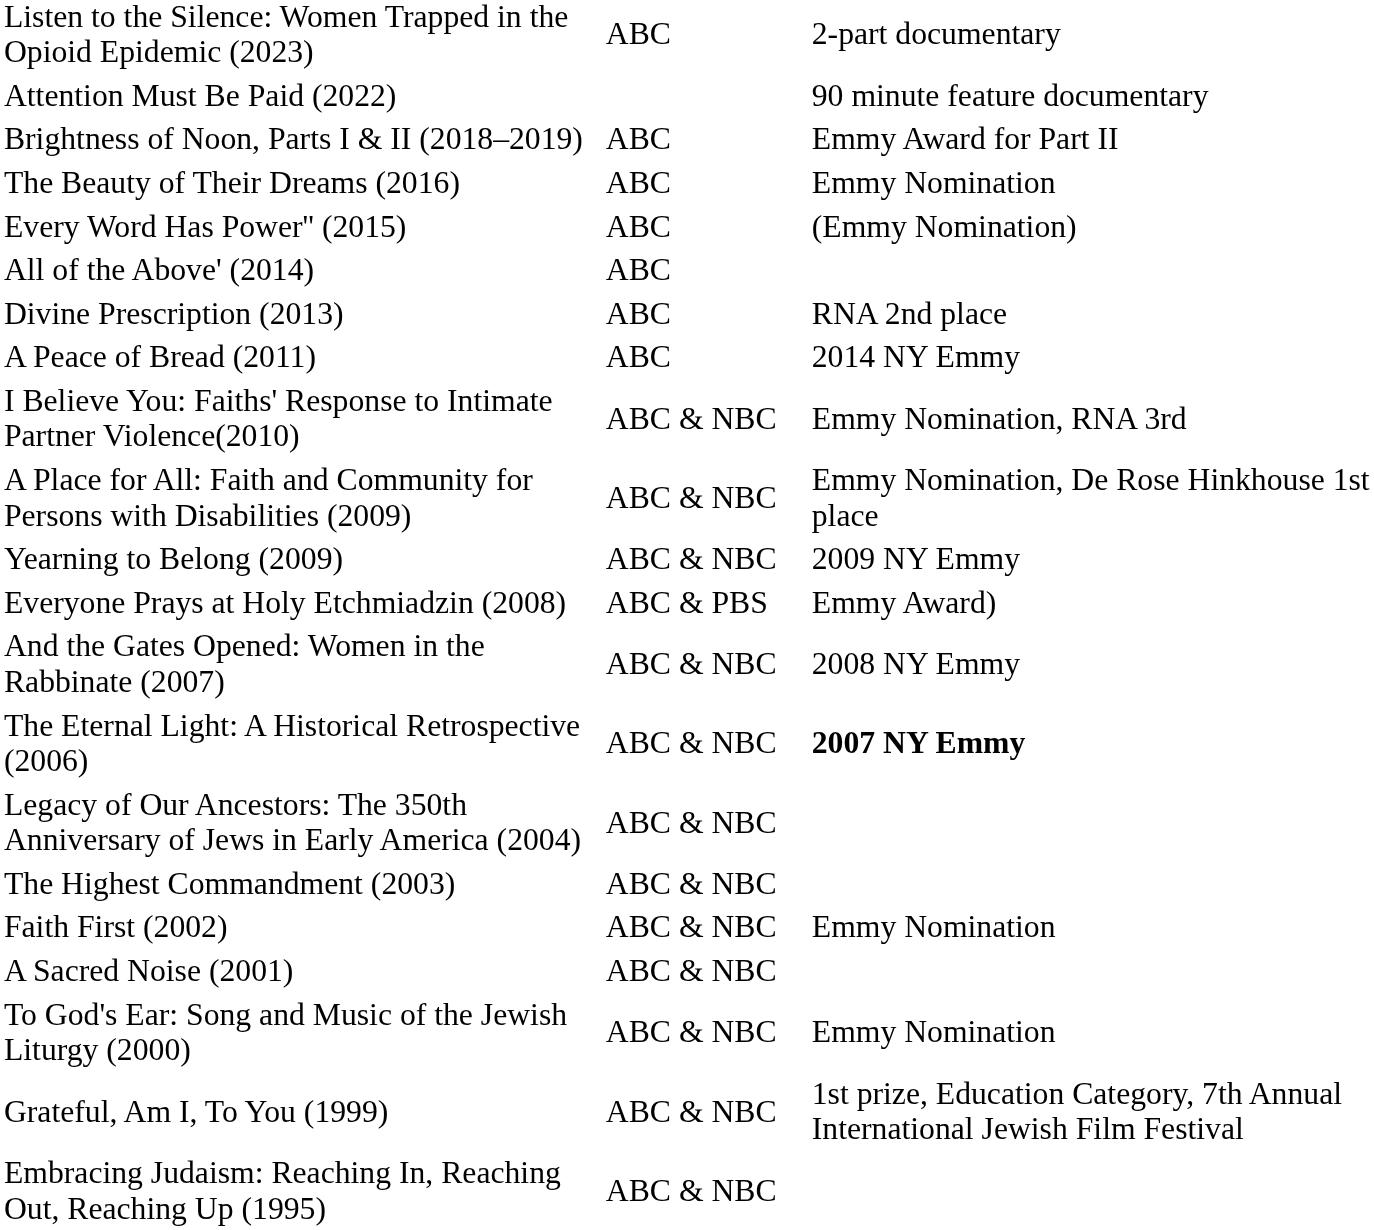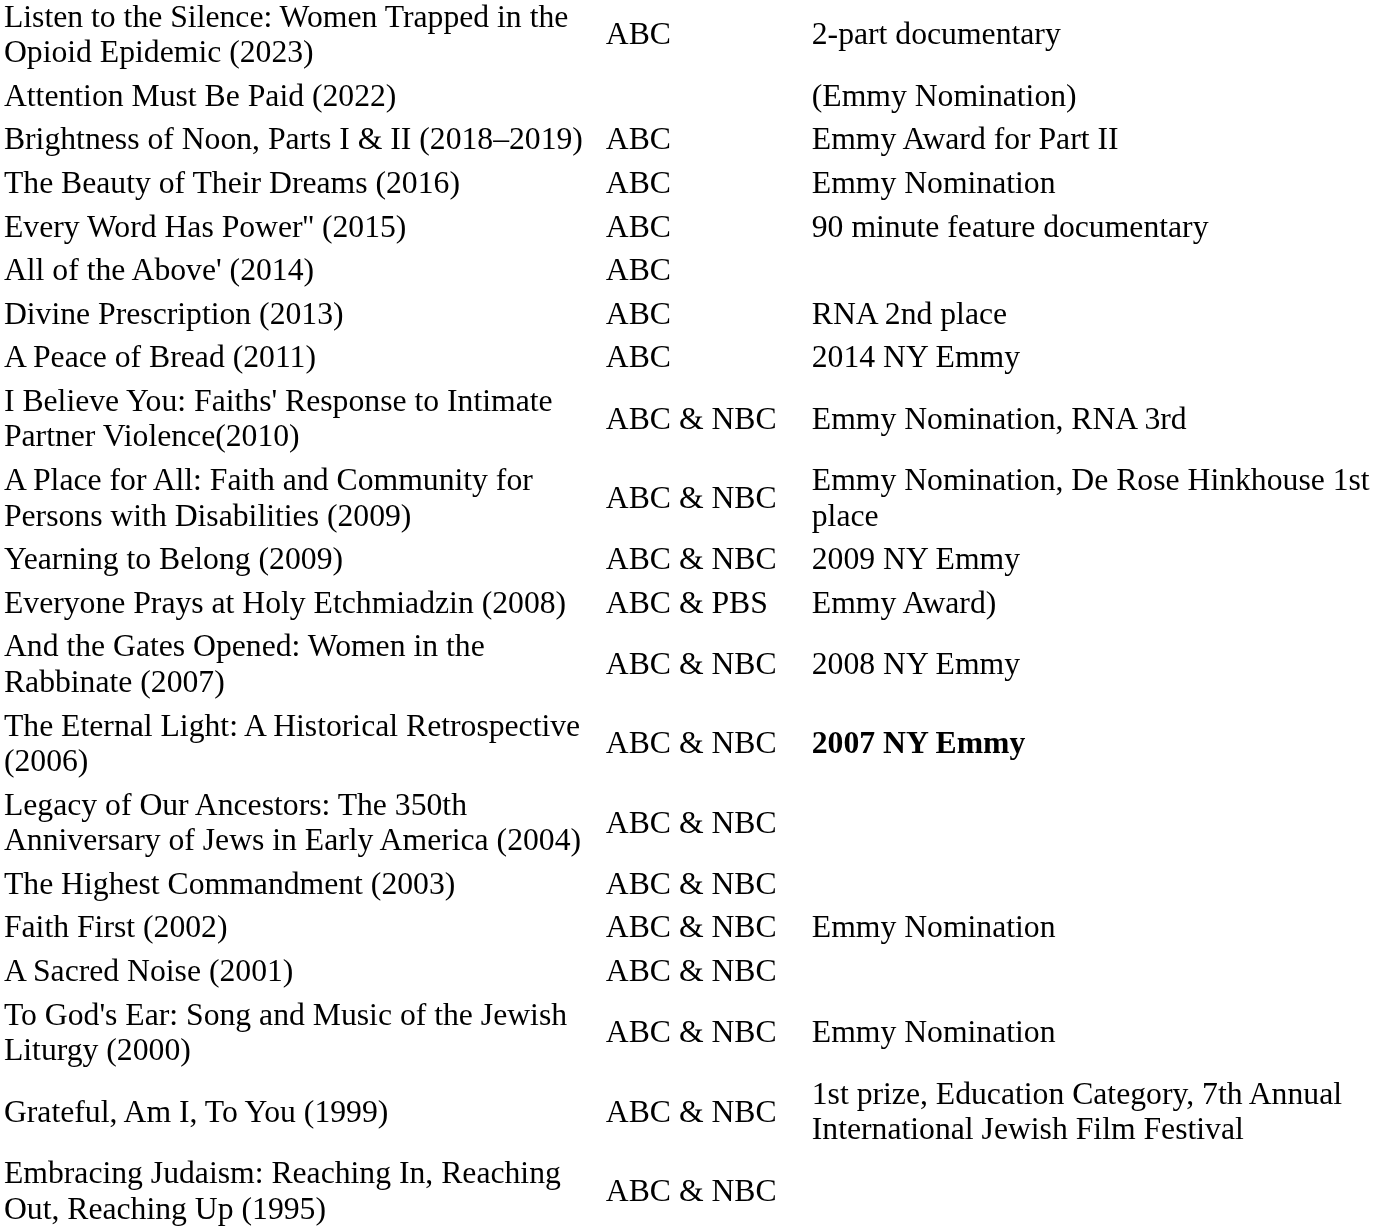(1010, 95) 90 minute feature documentary -> (944, 95) (Emmy Nomination)
(944, 226) (Emmy Nomination) -> (1010, 226) 90 minute feature documentary
